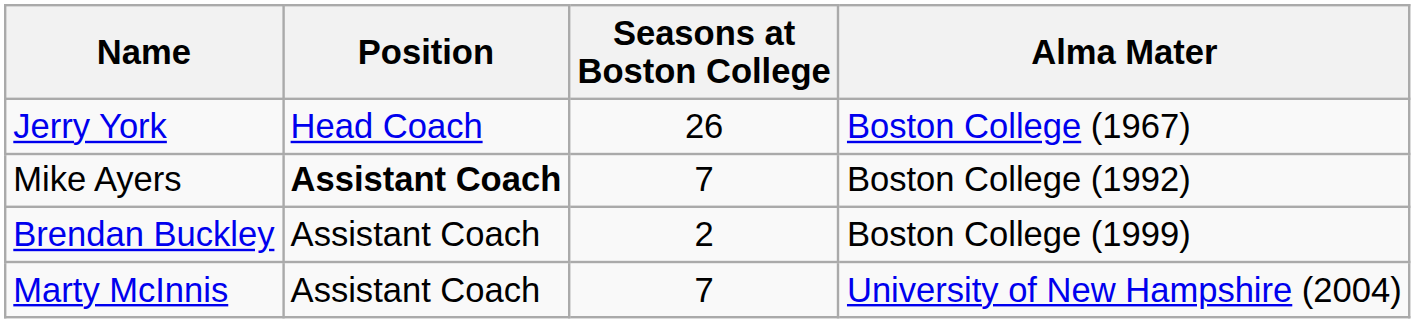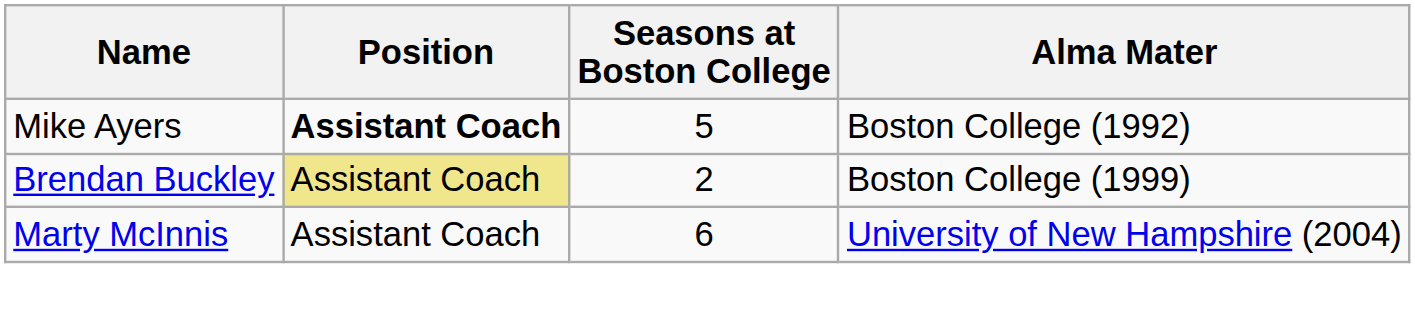- row: (90, 126)
(704, 180) 7 -> (704, 126) 5
(415, 235) no background -> (415, 180) khaki background
(704, 290) 7 -> (704, 235) 6
